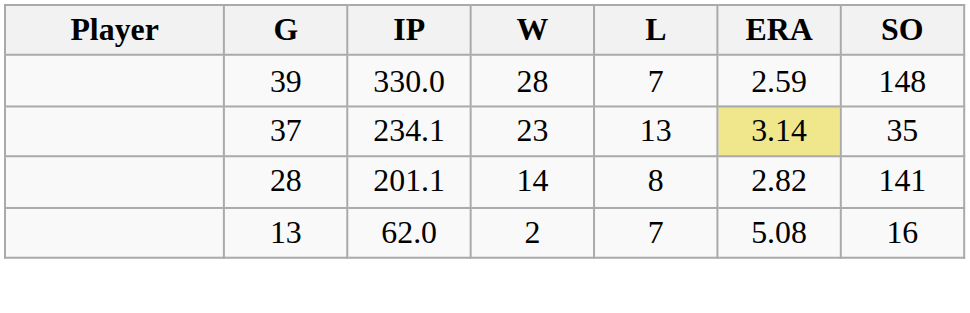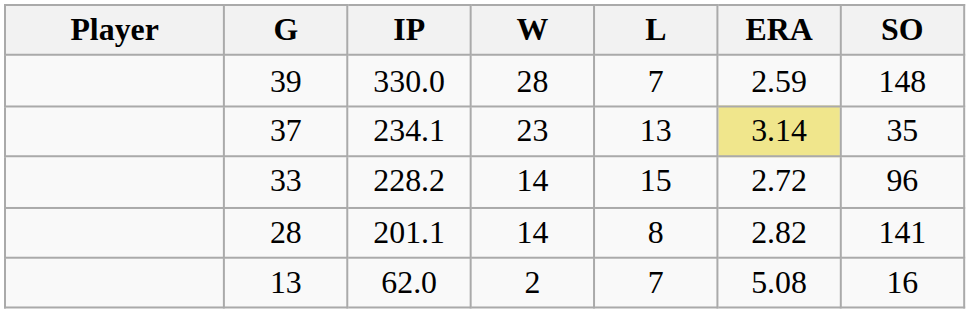+ row: (286, 181)
